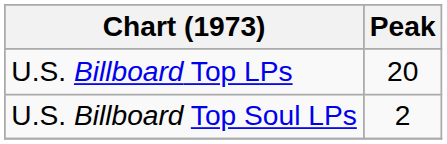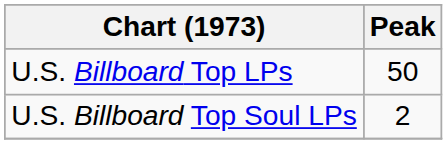(403, 71) 20 -> (403, 71) 50
